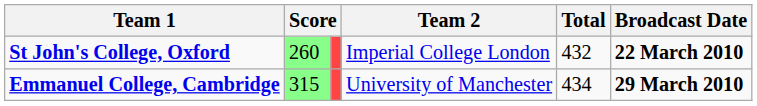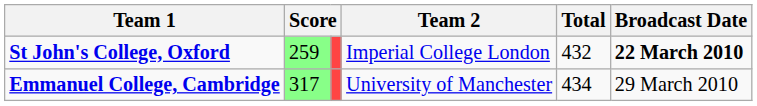(304, 52) 260 -> (304, 52) 259
(304, 84) 315 -> (304, 84) 317
(679, 84) bold -> (676, 84) normal
